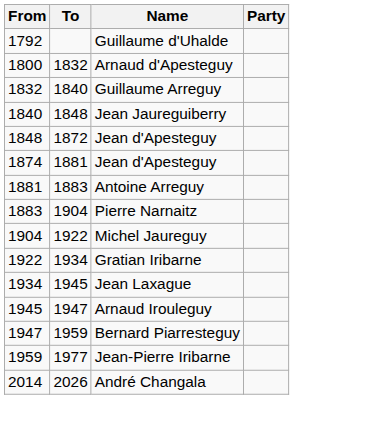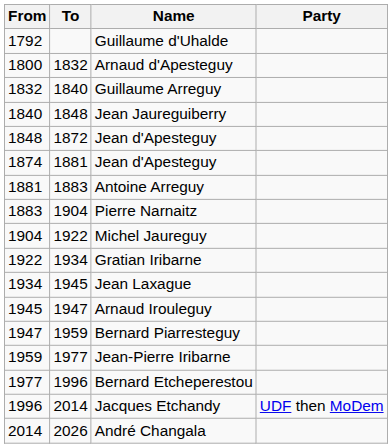+ row: (25, 382)
+ row: (25, 406)
